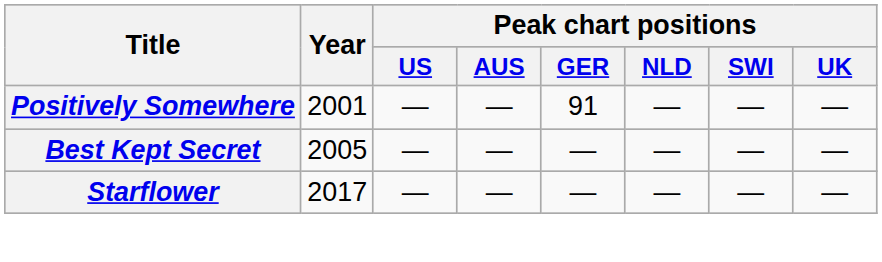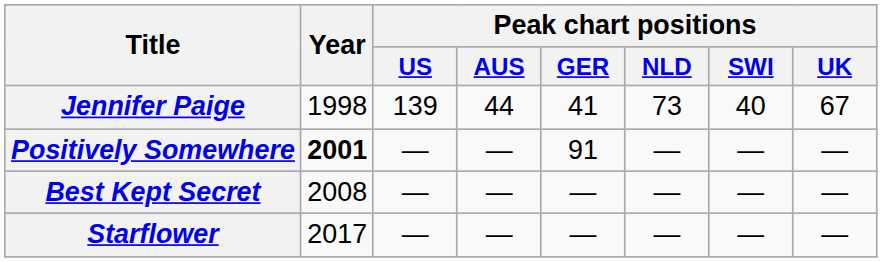+ row: (153, 106)
(337, 106) normal -> (337, 149) bold
(337, 149) 2005 -> (337, 191) 2008
